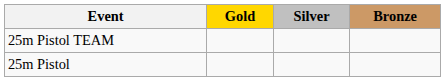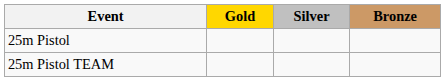rows swapped: (39, 64) <-> (61, 40)
